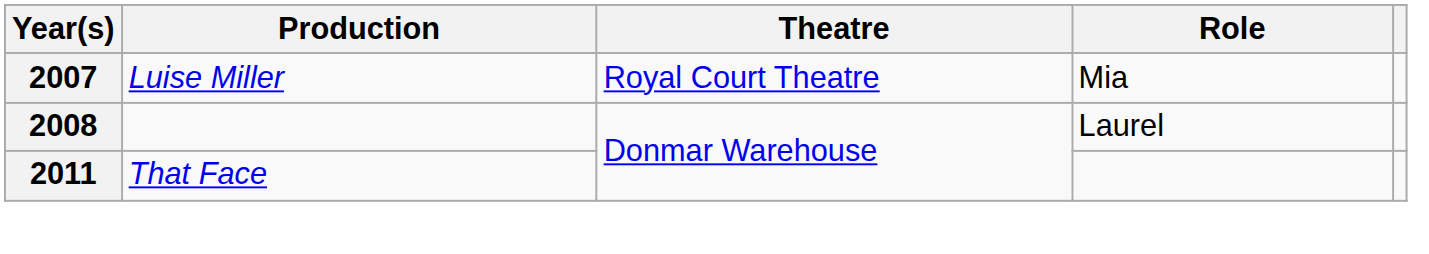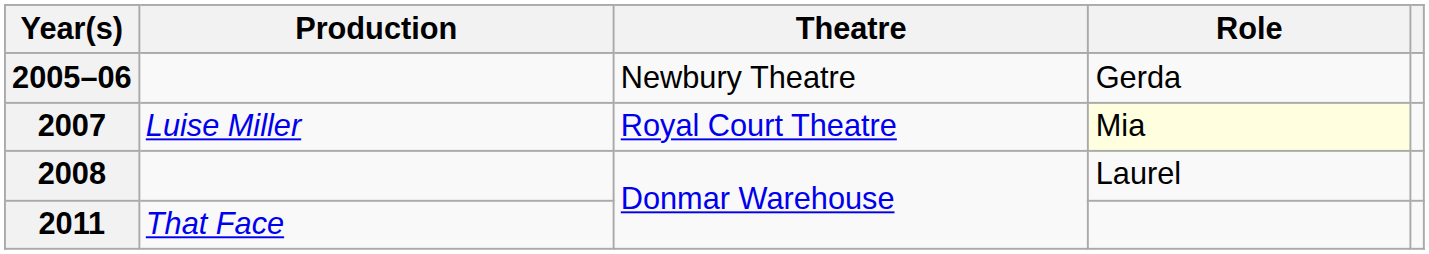+ row: (72, 77)
(1103, 77) no background -> (1120, 126) lightyellow background
